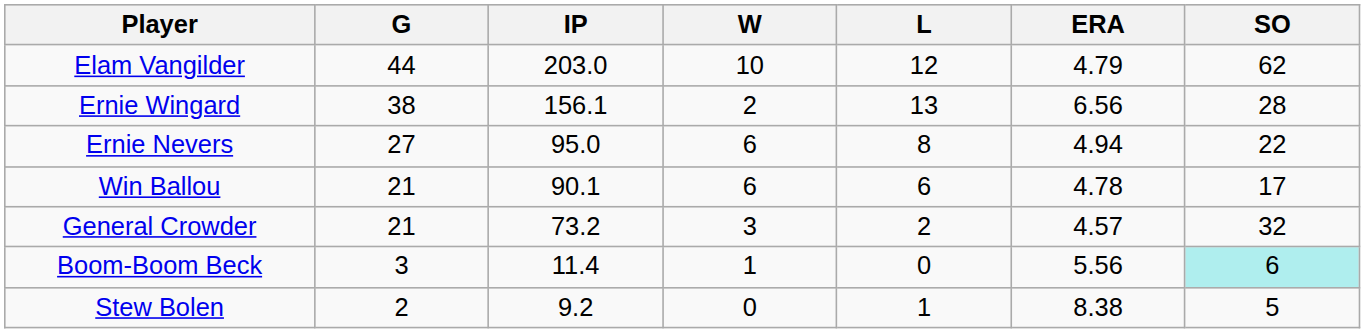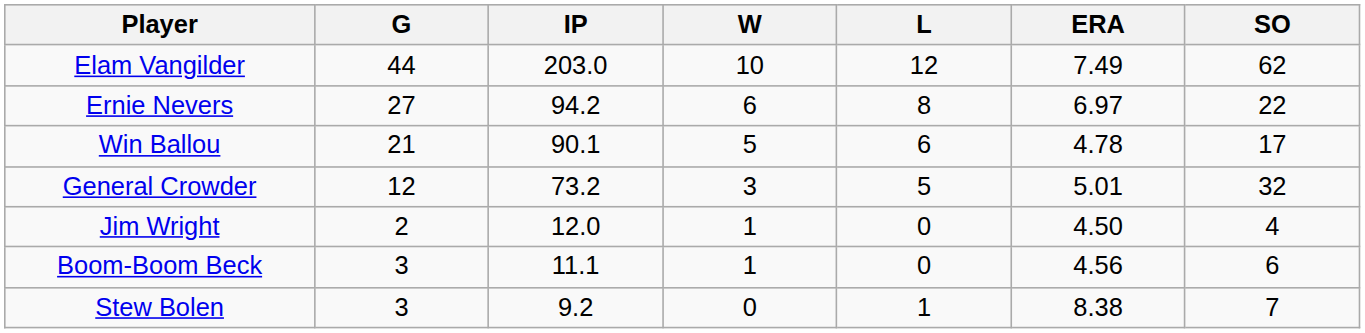(1098, 65) 4.79 -> (1098, 65) 7.49
- row: (160, 105)
(576, 145) 95.0 -> (576, 105) 94.2
(1098, 145) 4.94 -> (1098, 105) 6.97
(750, 186) 6 -> (750, 145) 5
(401, 226) 21 -> (401, 186) 12
(924, 226) 2 -> (924, 186) 5
(1098, 226) 4.57 -> (1098, 186) 5.01
+ row: (160, 226)
(576, 266) 11.4 -> (576, 266) 11.1
(1098, 266) 5.56 -> (1098, 266) 4.56
(1272, 266) paleturquoise background -> (1272, 266) no background
(402, 307) 2 -> (402, 307) 3
(1272, 307) 5 -> (1272, 307) 7
